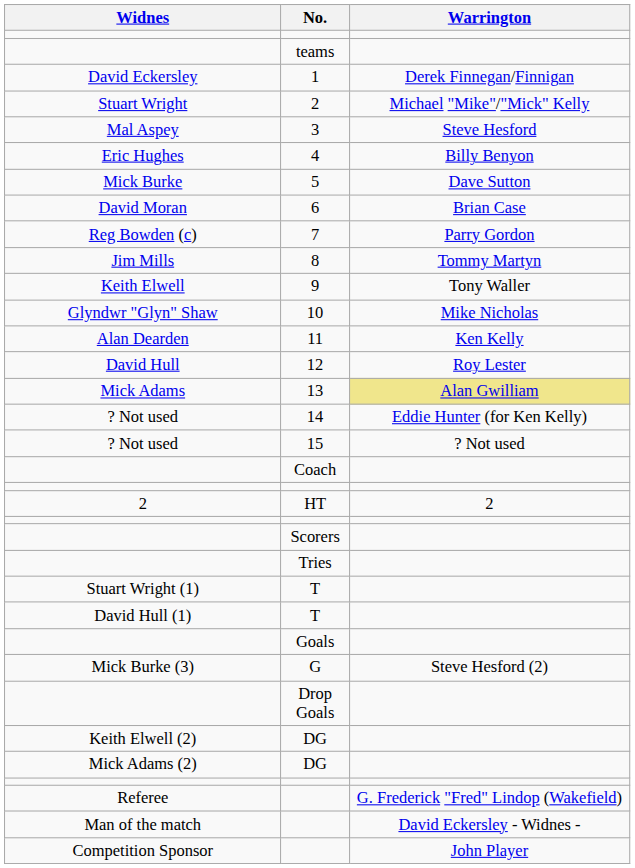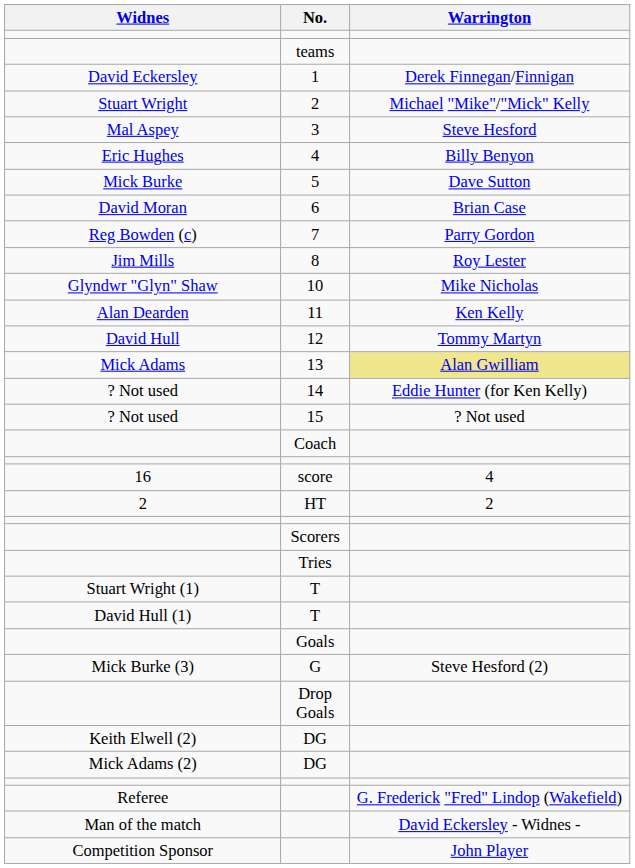(489, 260) Tommy Martyn -> (489, 260) Roy Lester
- row: (143, 286)
(489, 364) Roy Lester -> (489, 338) Tommy Martyn
+ row: (143, 477)
